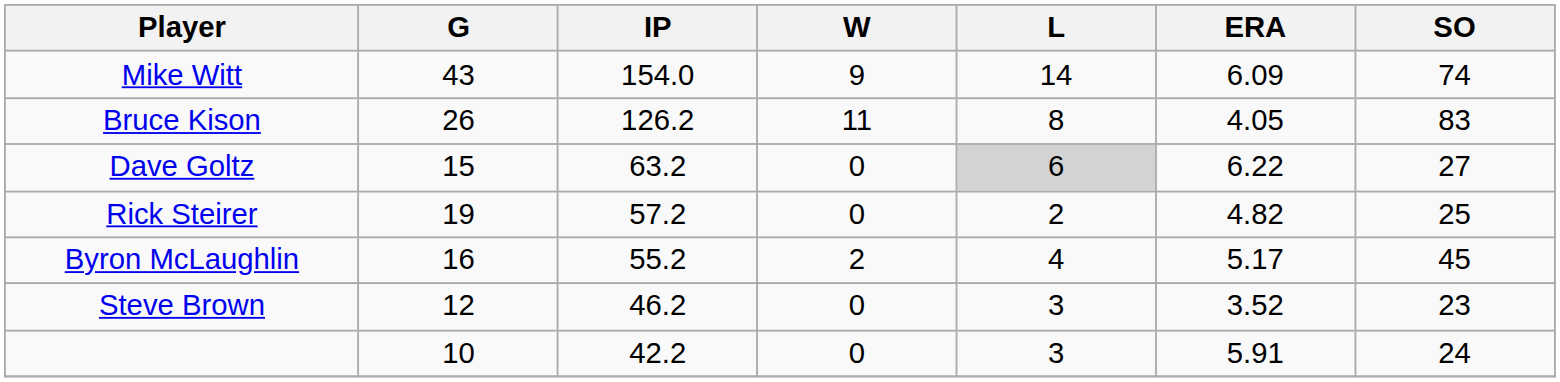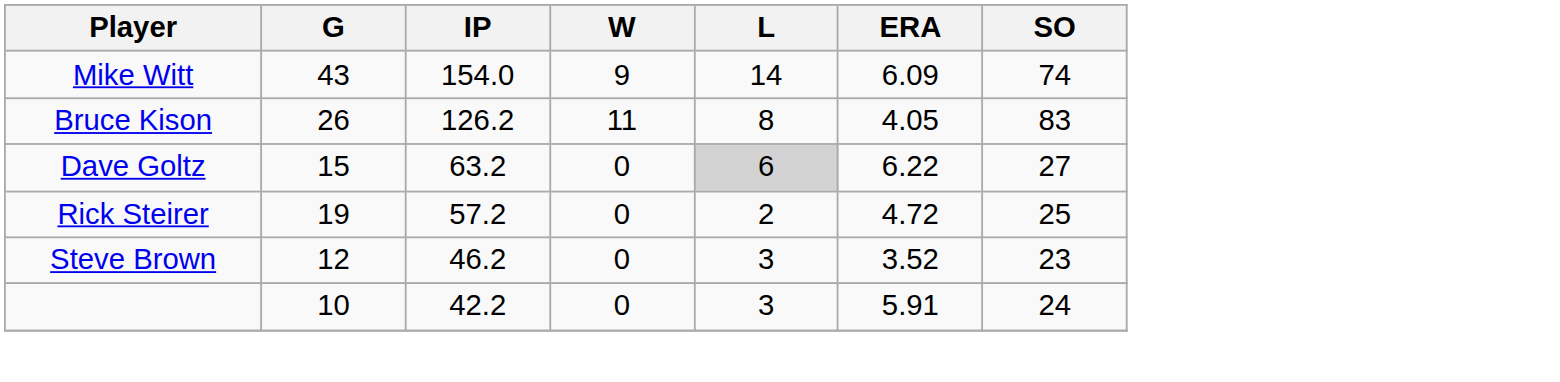(1255, 213) 4.82 -> (910, 213) 4.72
- row: (182, 259)
